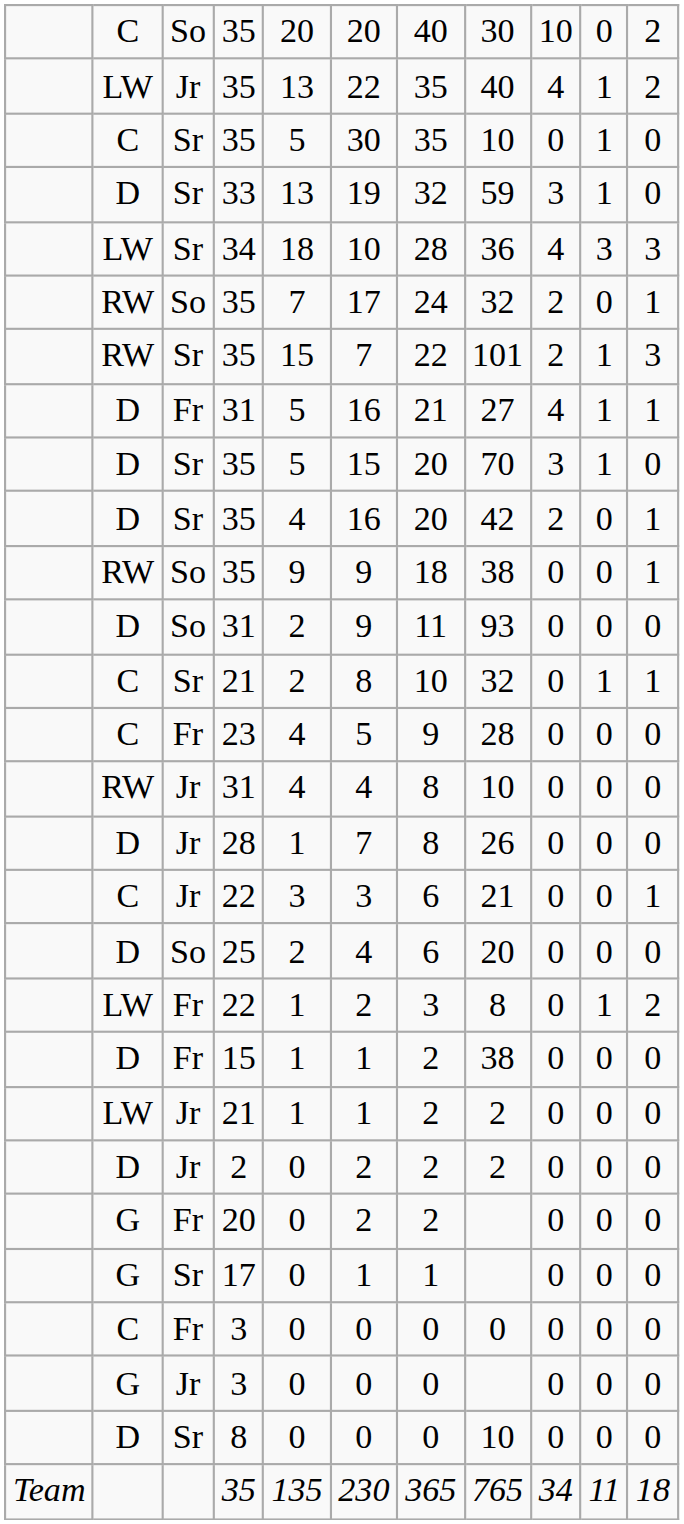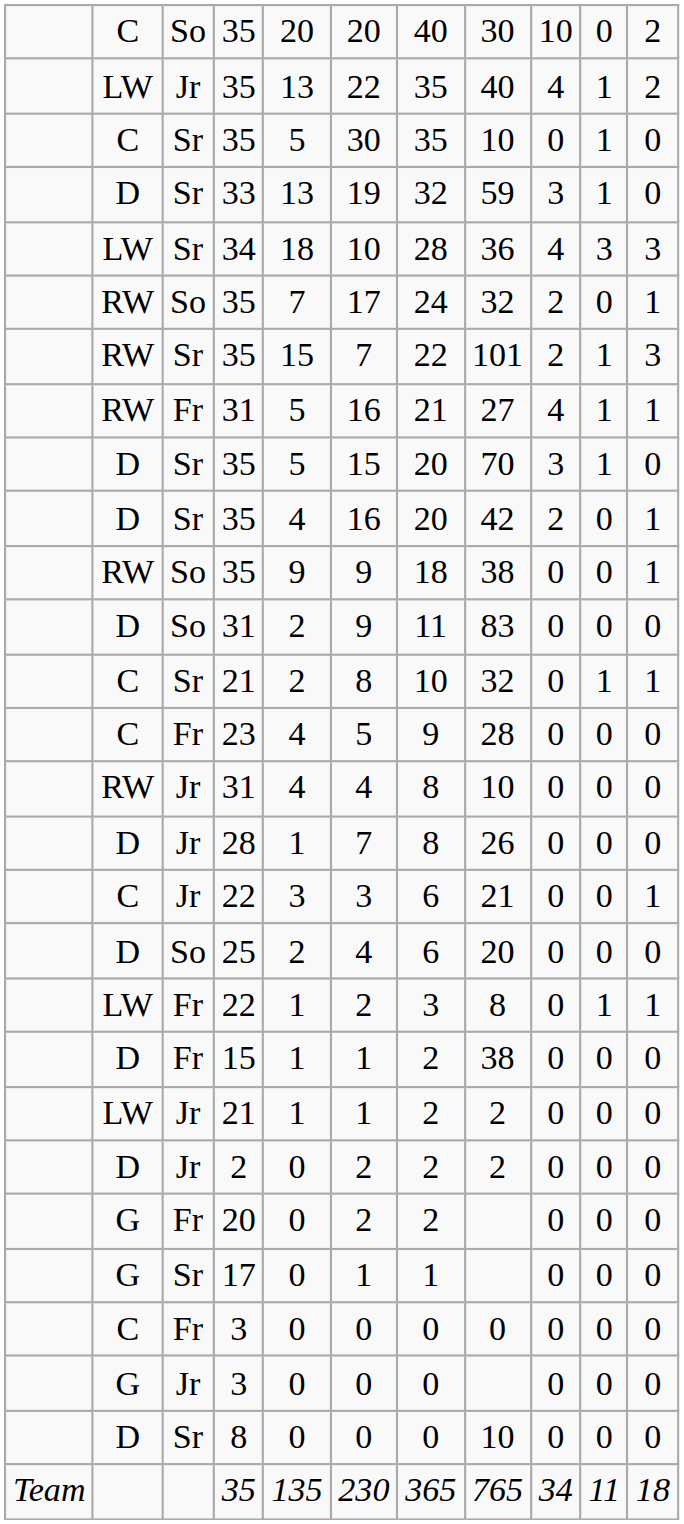(128, 409) D -> (128, 409) RW
(498, 626) 93 -> (498, 626) 83
(653, 1004) 2 -> (653, 1004) 1
